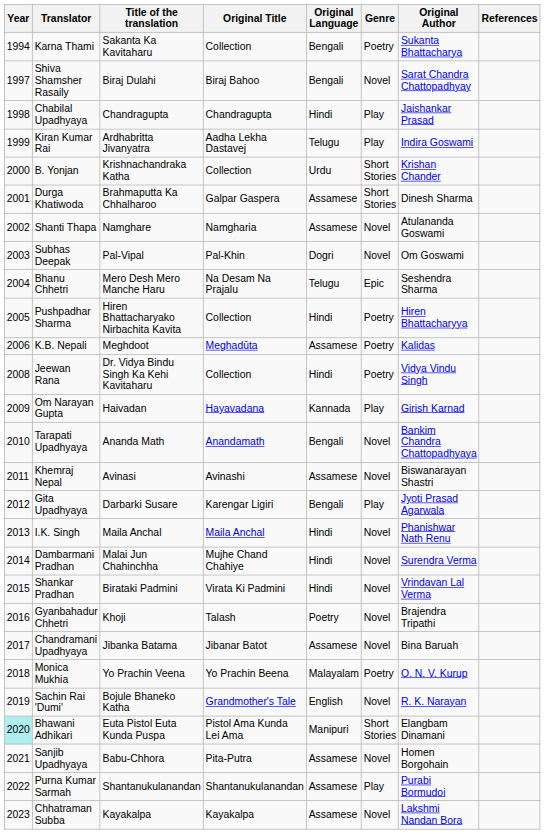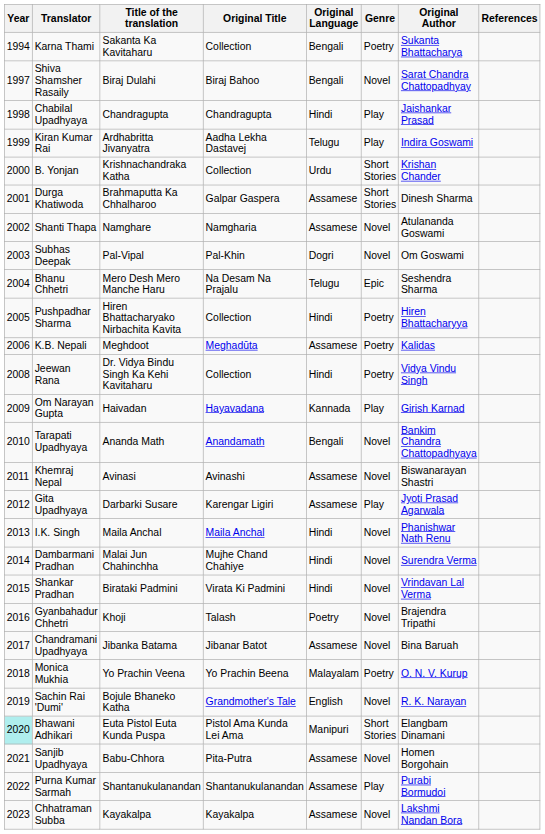(326, 504) Bengali -> (333, 504) Assamese
